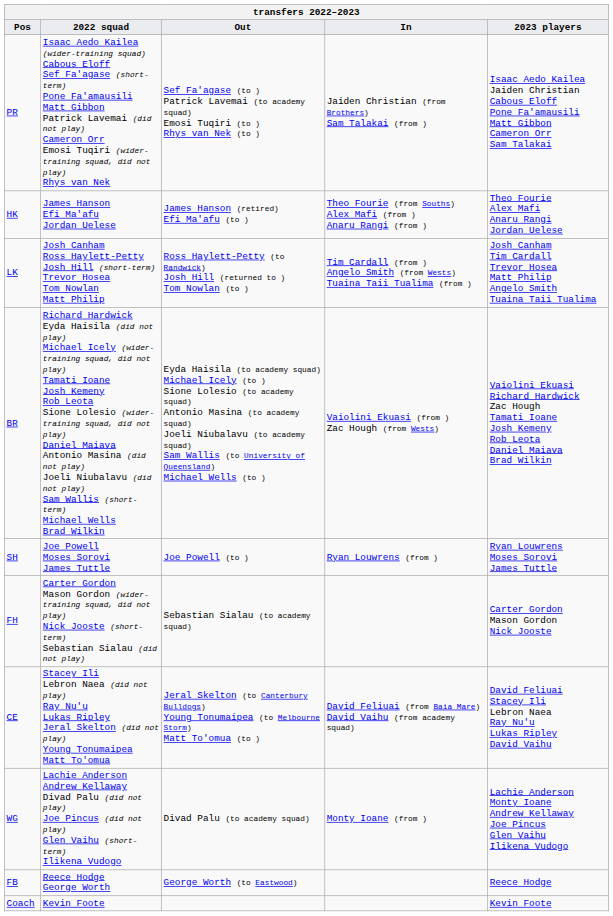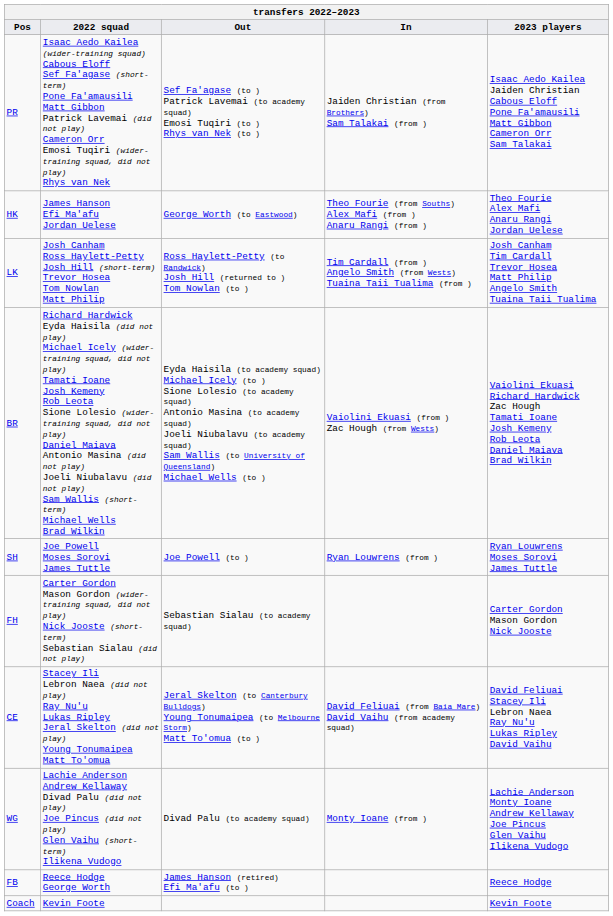(221, 214) James Hanson (retired) Efi Ma'afu (to ) -> (231, 214) George Worth (to Eastwood)
(231, 883) George Worth (to Eastwood) -> (221, 883) James Hanson (retired) Efi Ma'afu (to )
